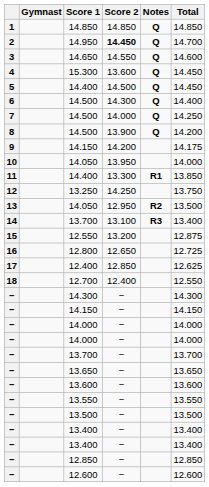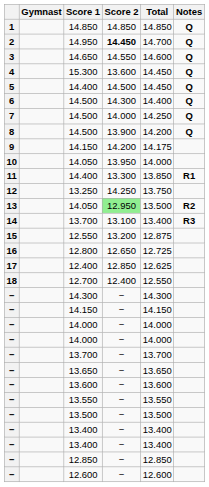columns swapped: (188, 12) <-> (156, 12)
(121, 206) no background -> (121, 206) lightgreen background
